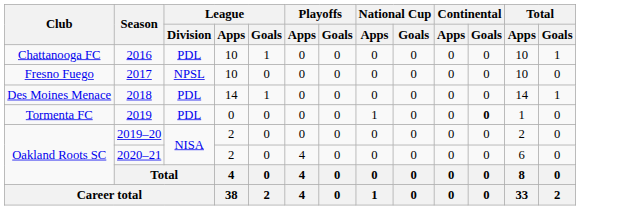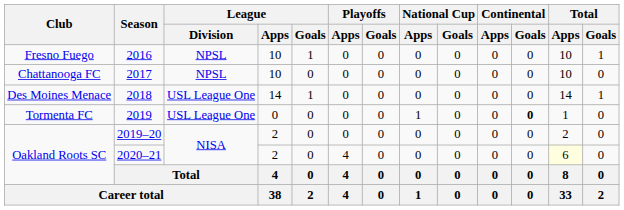(59, 54) Chattanooga FC -> (59, 54) Fresno Fuego
(189, 54) PDL -> (211, 54) NPSL
(59, 74) Fresno Fuego -> (59, 74) Chattanooga FC
(189, 94) PDL -> (211, 94) USL League One
(189, 114) PDL -> (211, 114) USL League One
(522, 154) no background -> (565, 154) lightyellow background
